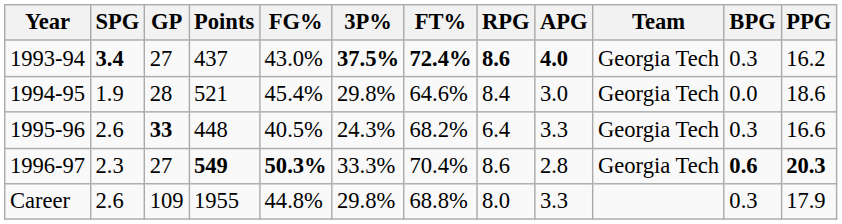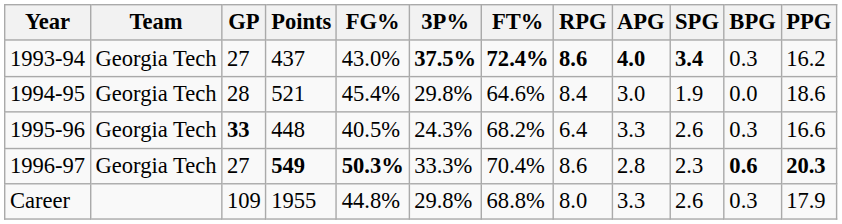columns swapped: (658, 22) <-> (117, 22)
